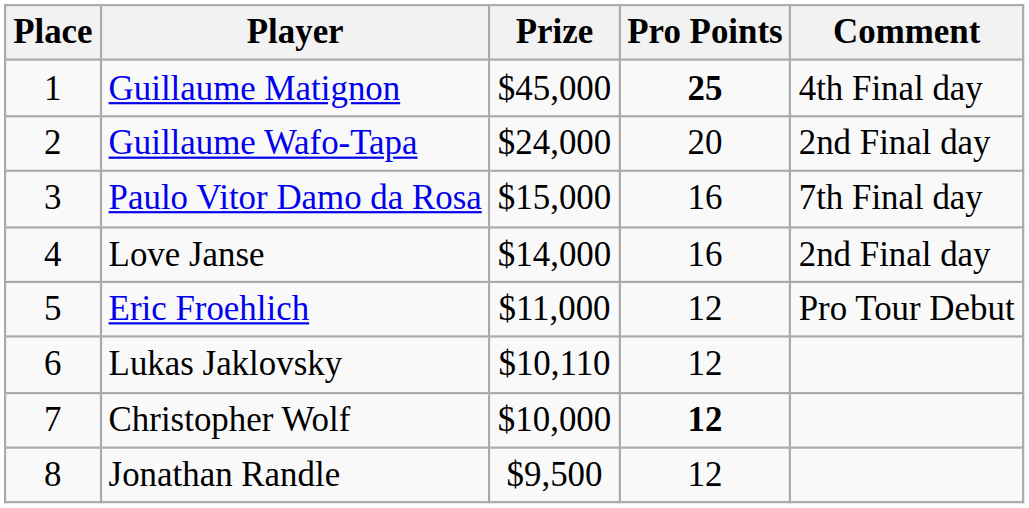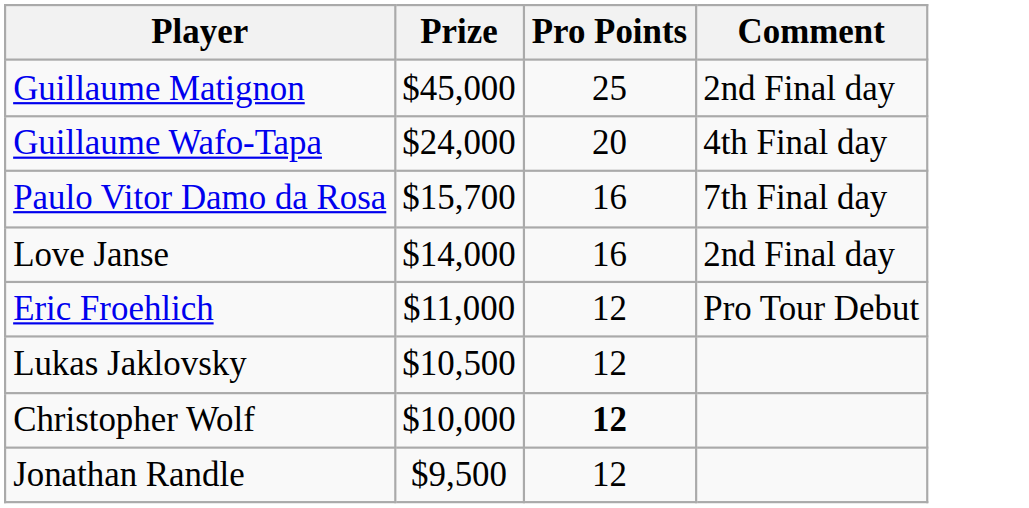- column: (53, 32)
(705, 87) bold -> (609, 87) normal
(891, 87) 4th Final day -> (799, 87) 2nd Final day
(895, 142) 2nd Final day -> (795, 142) 4th Final day
(555, 198) $15,000 -> (459, 198) $15,700
(555, 364) $10,110 -> (459, 364) $10,500
